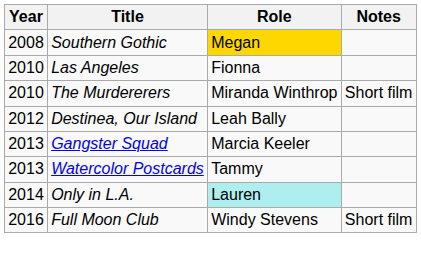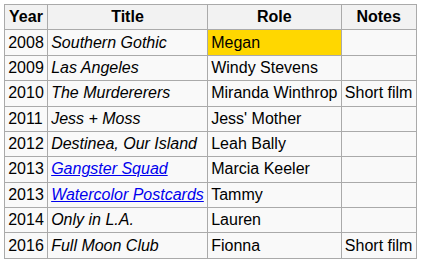(26, 67) 2010 -> (26, 67) 2009
(236, 67) Fionna -> (265, 67) Windy Stevens
+ row: (96, 118)
(236, 194) paleturquoise background -> (236, 220) no background
(265, 220) Windy Stevens -> (236, 245) Fionna
